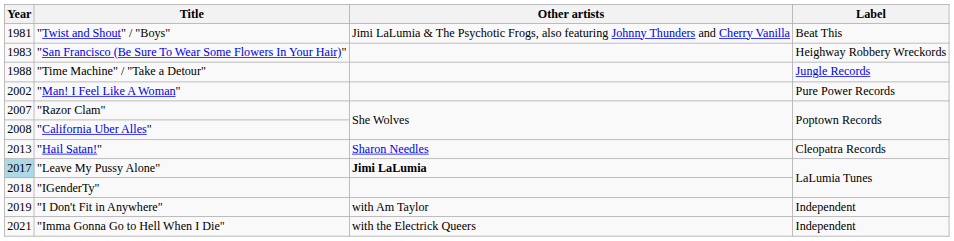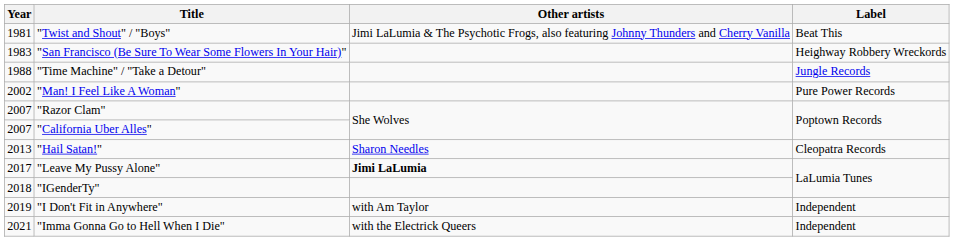(19, 129) 2008 -> (19, 129) 2007
(19, 168) lightblue background -> (19, 168) no background
